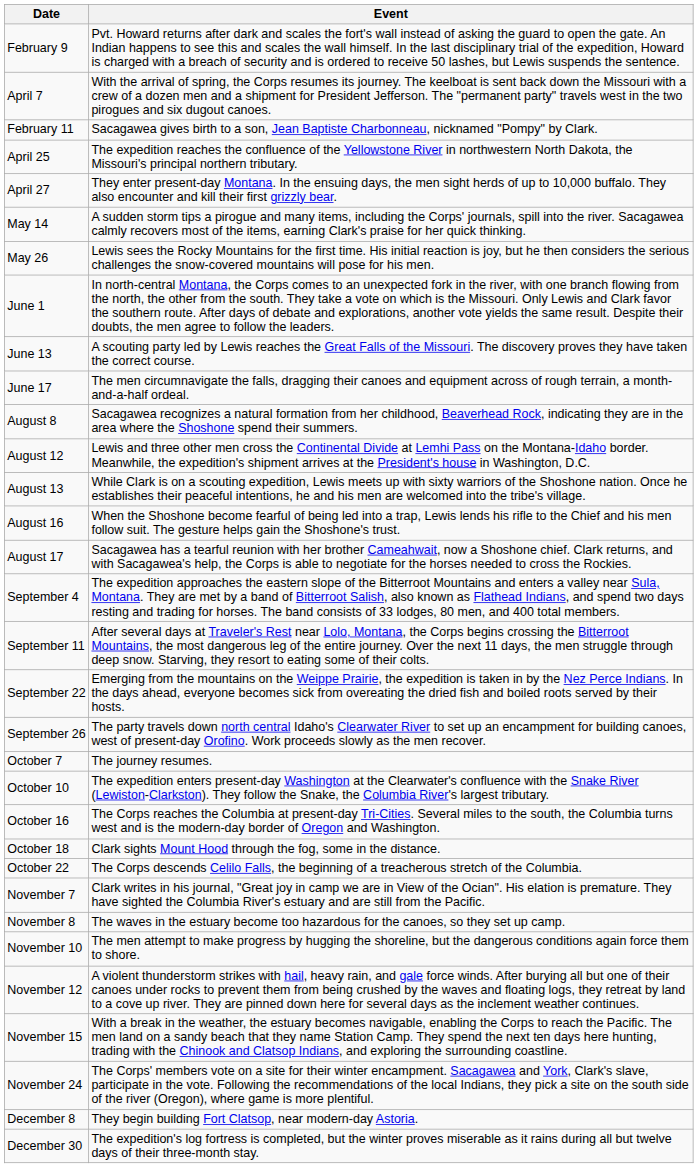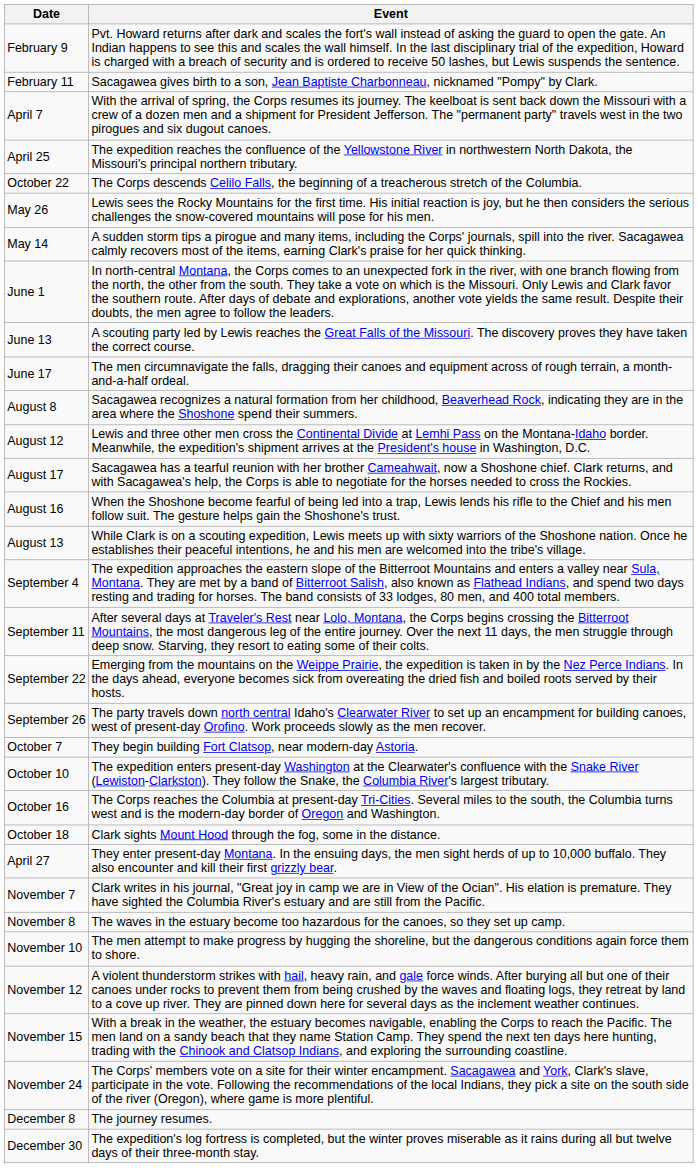rows swapped: (40, 129) <-> (25, 96)
rows swapped: (28, 190) <-> (38, 868)
rows swapped: (28, 224) <-> (28, 258)
rows swapped: (35, 489) <-> (35, 556)
(152, 761) The journey resumes. -> (255, 747) They begin building Fort Clatsop, near modern-day Astoria.
(255, 1119) They begin building Fort Clatsop, near modern-day Astoria. -> (152, 1119) The journey resumes.
